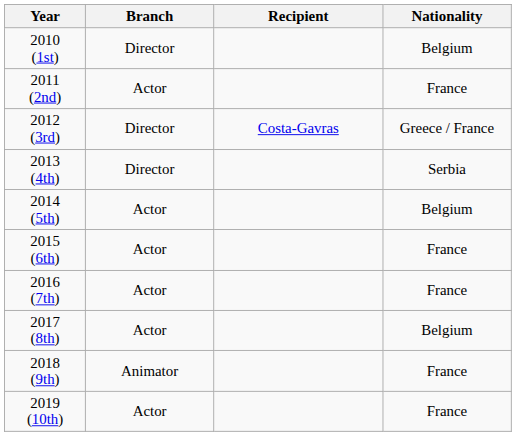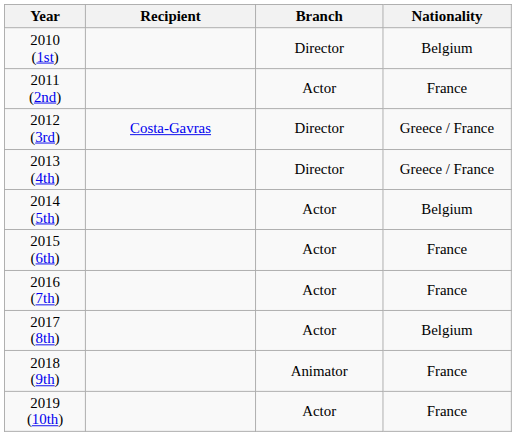columns swapped: (298, 16) <-> (150, 16)
(447, 169) Serbia -> (447, 169) Greece / France
